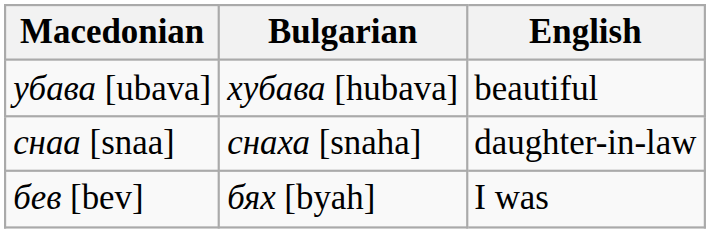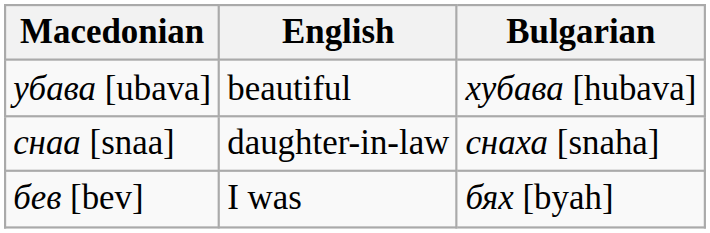columns swapped: (343, 32) <-> (585, 32)
